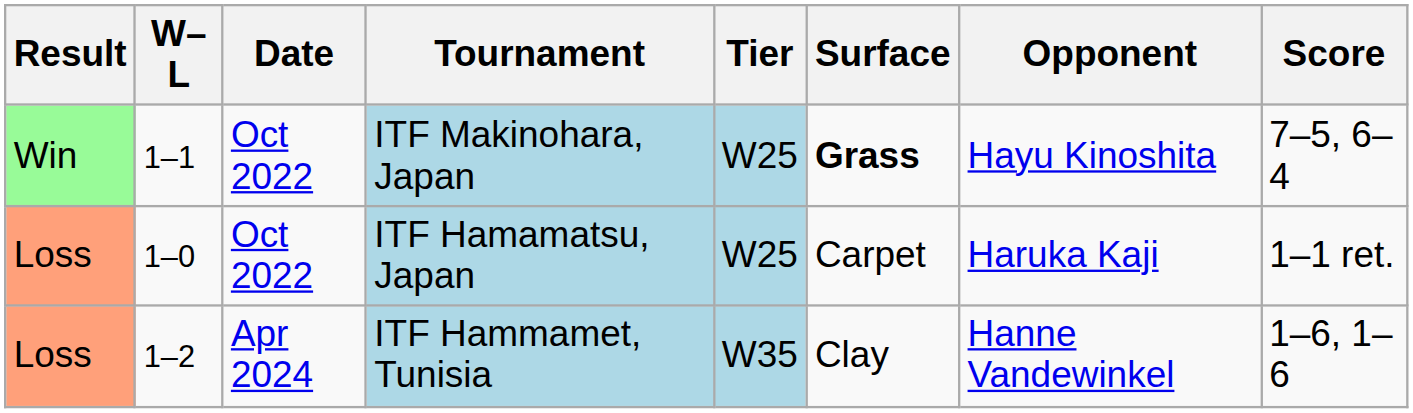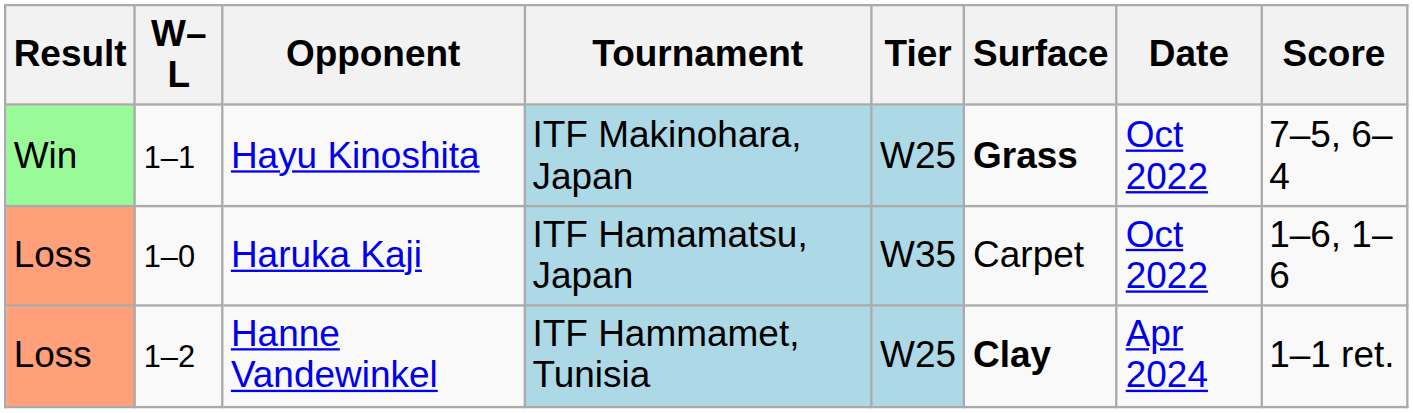columns swapped: (294, 54) <-> (1110, 54)
(760, 254) W25 -> (918, 254) W35
(1332, 254) 1–1 ret. -> (1331, 254) 1–6, 1–6
(760, 355) W35 -> (918, 355) W25
(852, 355) normal -> (1012, 355) bold
(1331, 355) 1–6, 1–6 -> (1332, 355) 1–1 ret.
